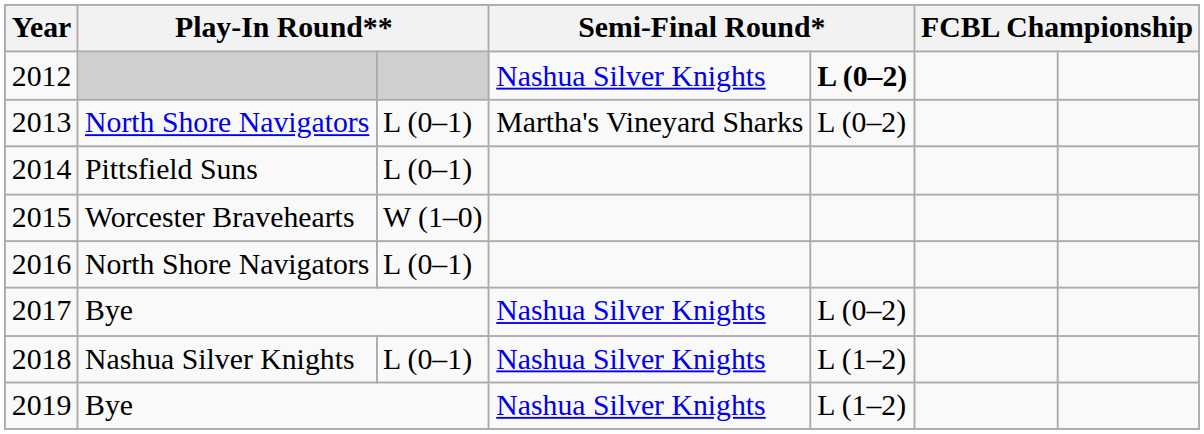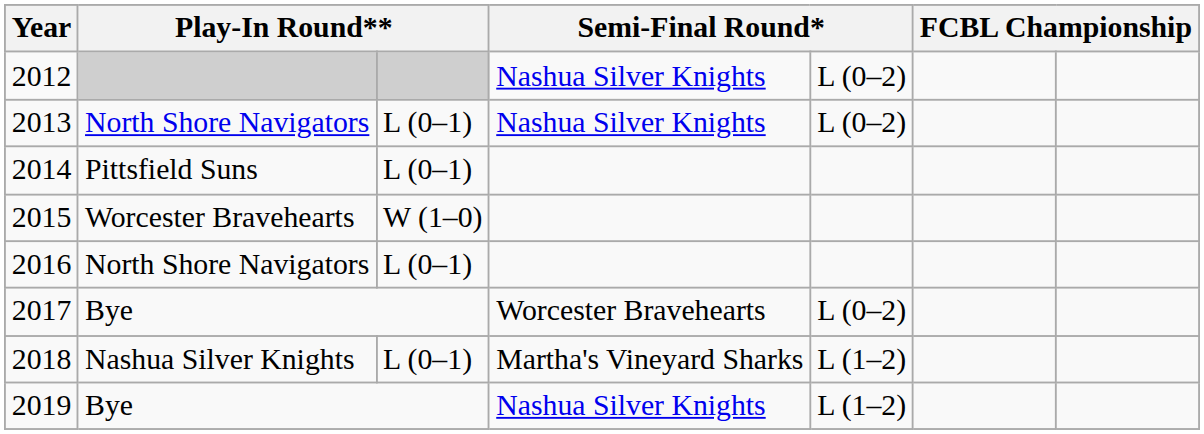(862, 75) bold -> (862, 75) normal
(650, 122) Martha's Vineyard Sharks -> (631, 122) Nashua Silver Knights
(631, 311) Nashua Silver Knights -> (631, 311) Worcester Bravehearts
(631, 358) Nashua Silver Knights -> (650, 358) Martha's Vineyard Sharks
